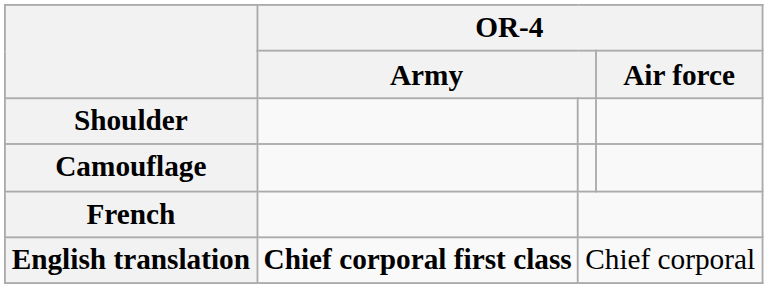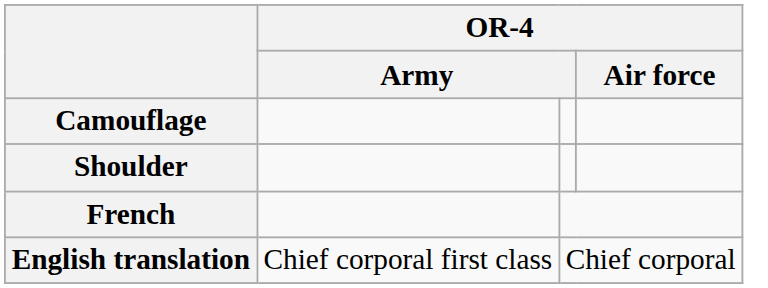rows swapped: (131, 120) <-> (131, 167)
(418, 259) bold -> (408, 259) normal
